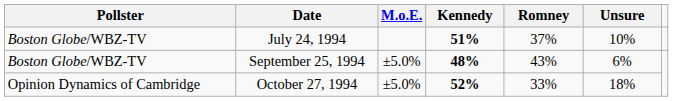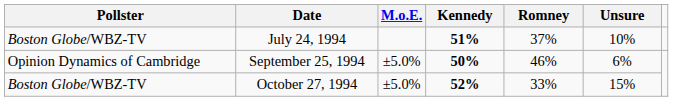(77, 61) Boston Globe/WBZ-TV -> (104, 61) Opinion Dynamics of Cambridge
(465, 61) 48% -> (465, 61) 50%
(544, 61) 43% -> (544, 61) 46%
(104, 84) Opinion Dynamics of Cambridge -> (77, 84) Boston Globe/WBZ-TV
(622, 84) 18% -> (622, 84) 15%
